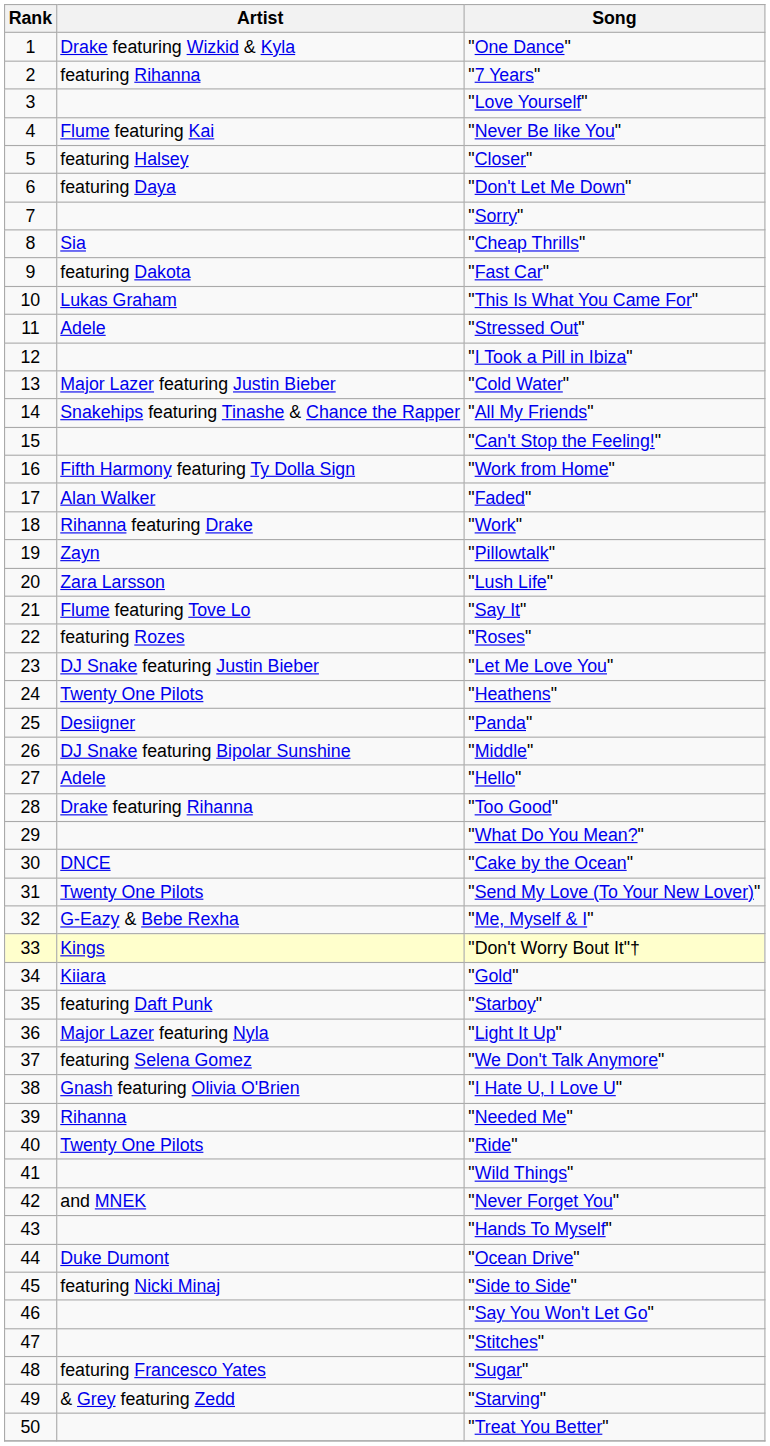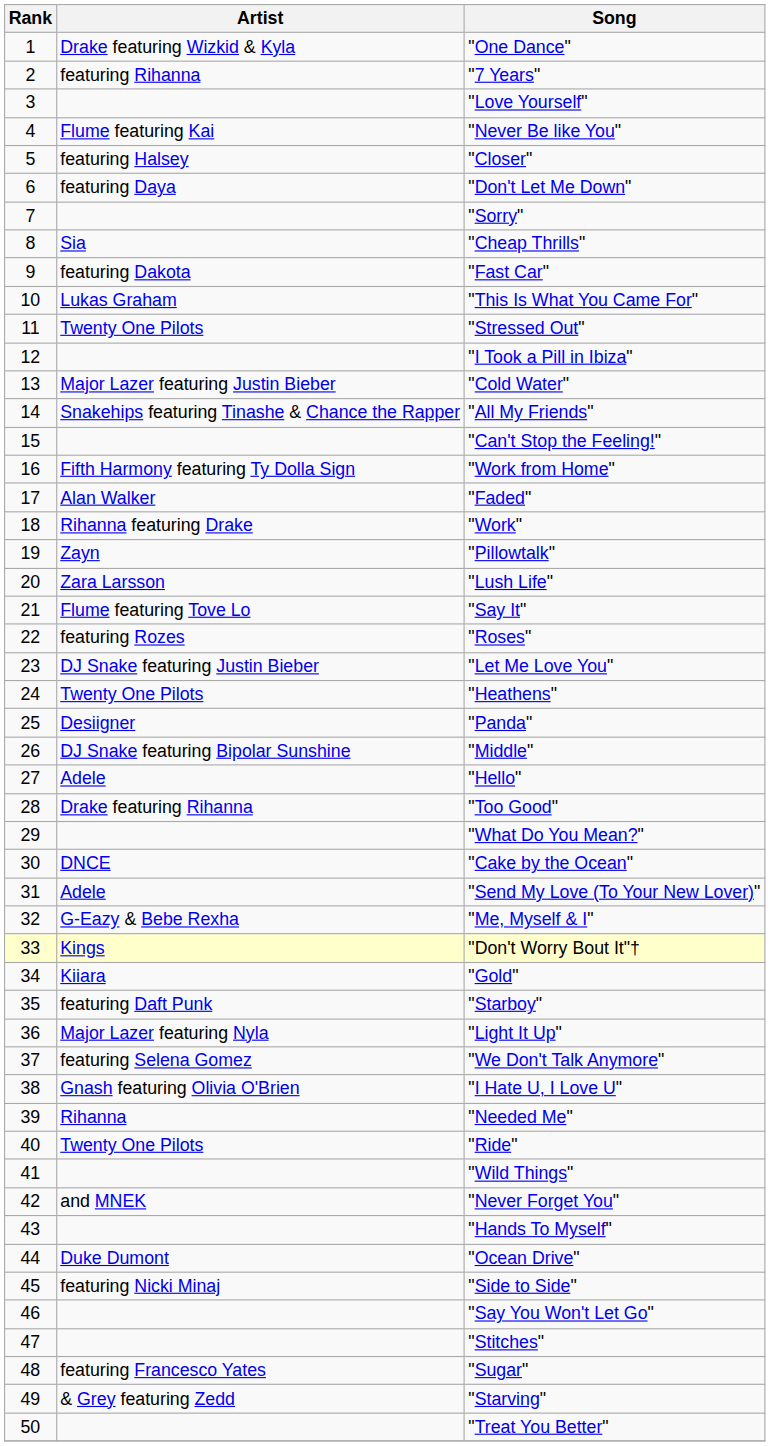(83, 328) Adele -> (132, 328) Twenty One Pilots
(132, 891) Twenty One Pilots -> (83, 891) Adele
